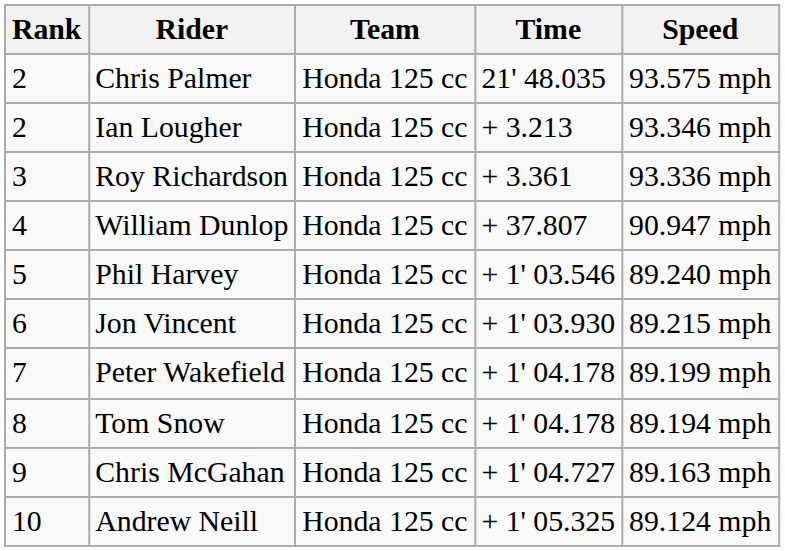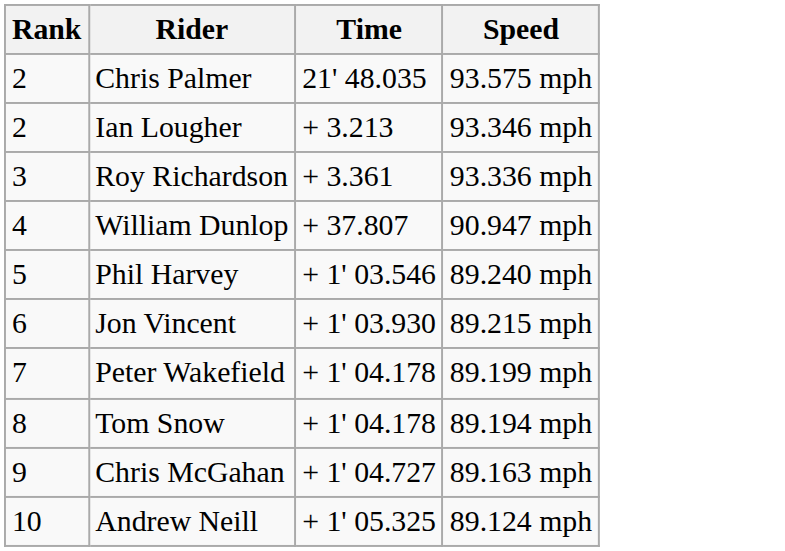- column: (385, 29)
